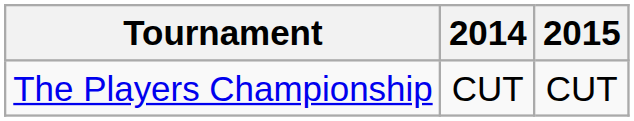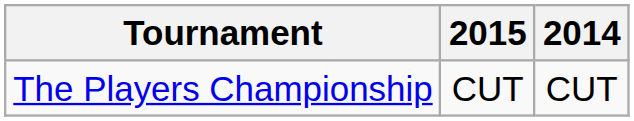columns swapped: (488, 33) <-> (582, 33)
